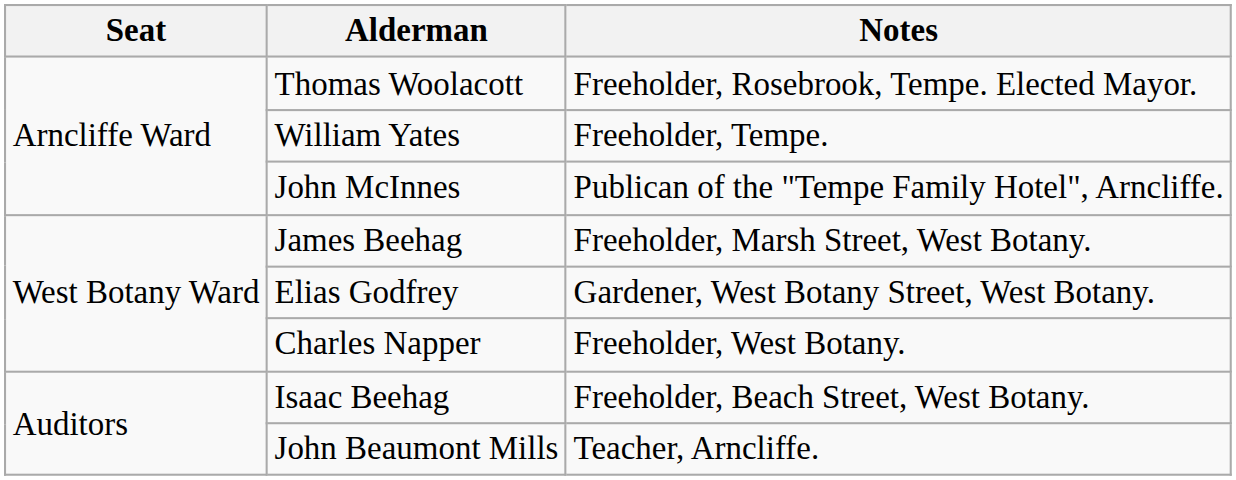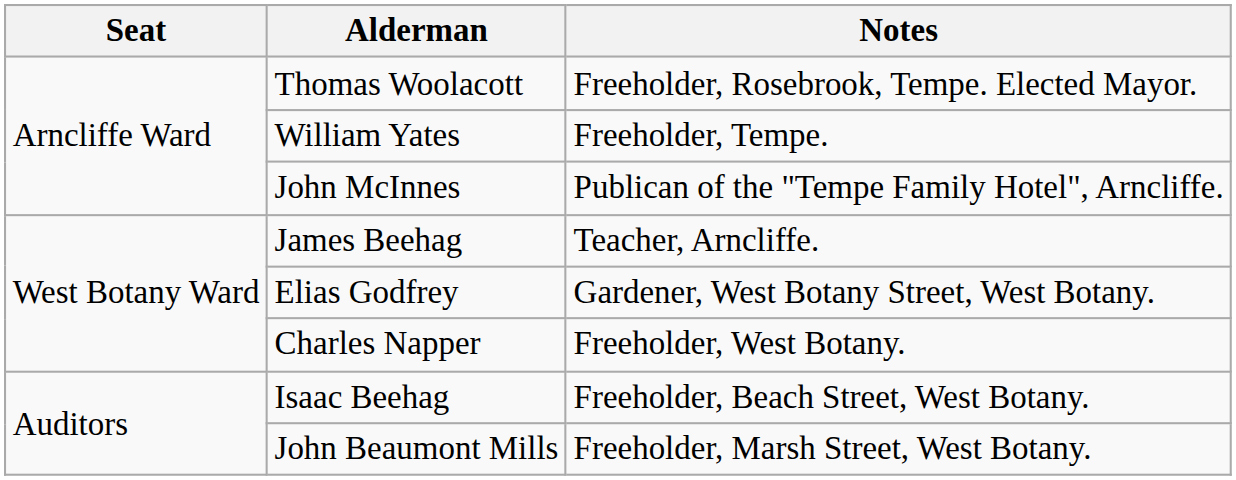(832, 239) Freeholder, Marsh Street, West Botany. -> (696, 239) Teacher, Arncliffe.
(696, 448) Teacher, Arncliffe. -> (832, 448) Freeholder, Marsh Street, West Botany.
